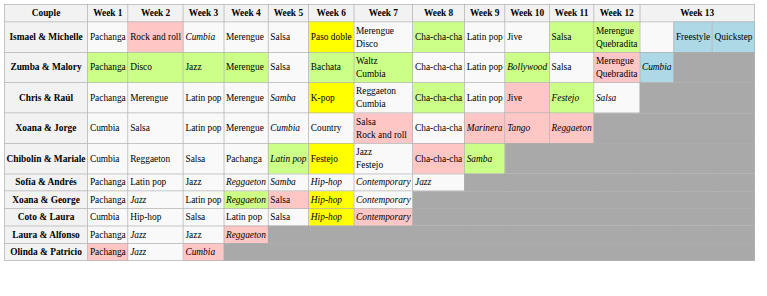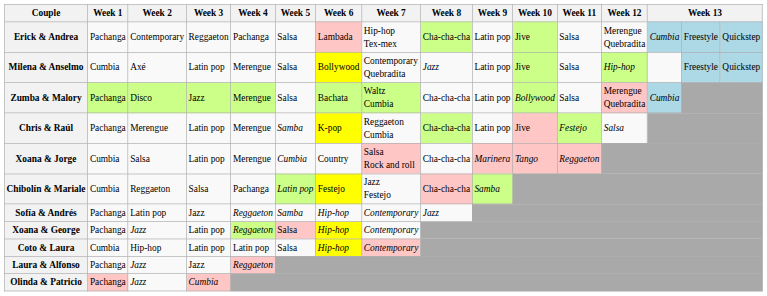- row: (46, 37)
+ row: (46, 37)
+ row: (46, 68)
(195, 218) Salsa -> (207, 248) Latin pop
